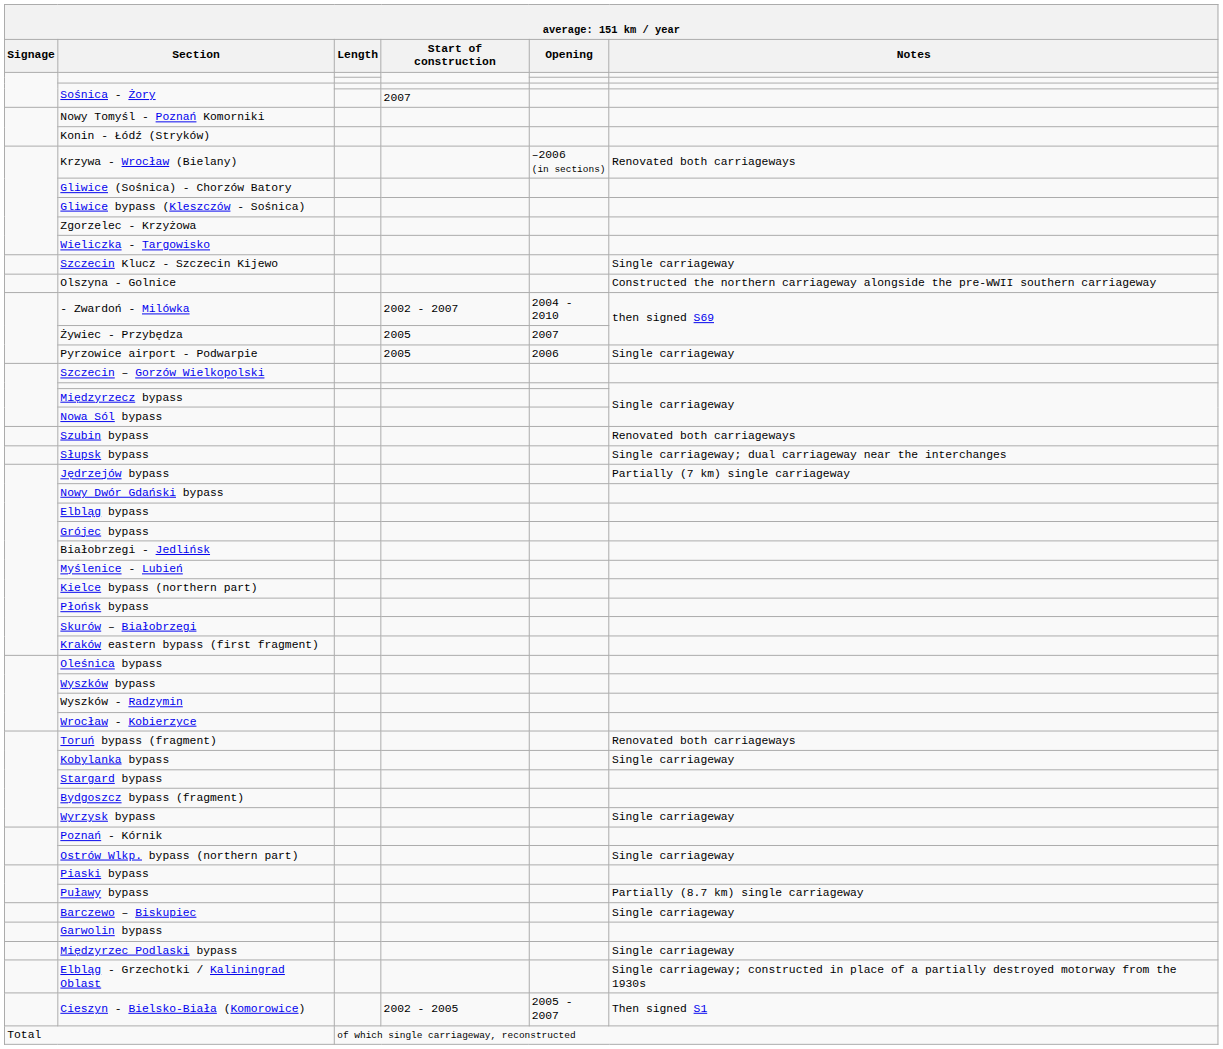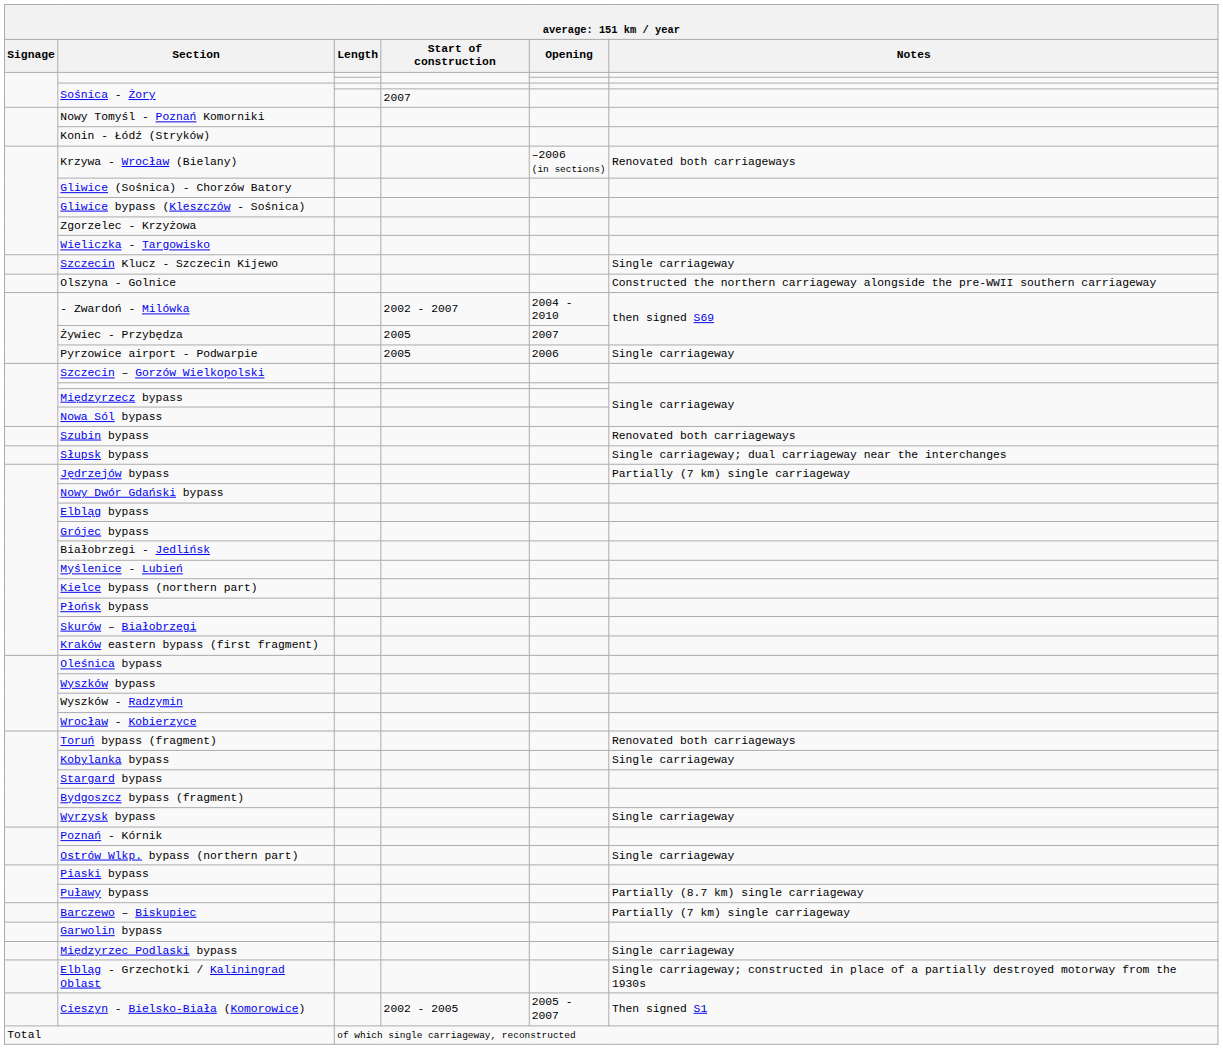(673, 912) Single carriageway -> (731, 912) Partially (7 km) single carriageway
